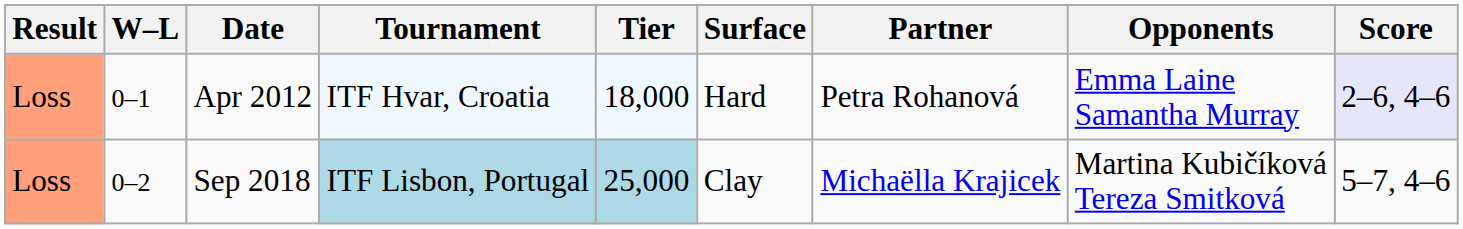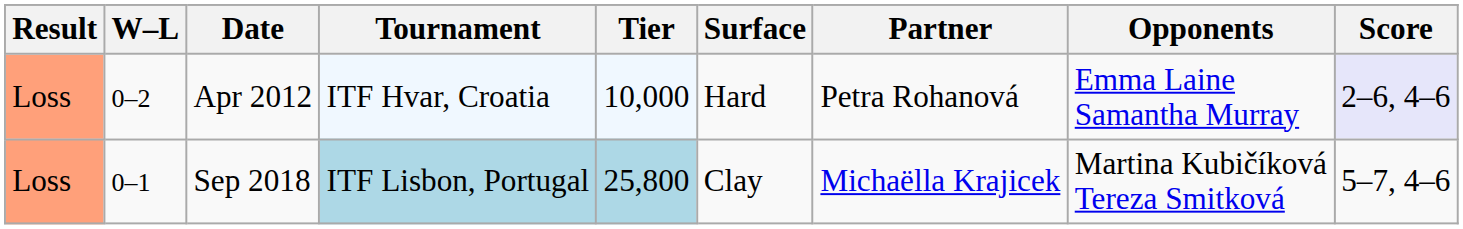(131, 98) 0–1 -> (131, 98) 0–2
(646, 96) 18,000 -> (646, 96) 10,000
(131, 182) 0–2 -> (131, 182) 0–1
(646, 180) 25,000 -> (646, 180) 25,800
